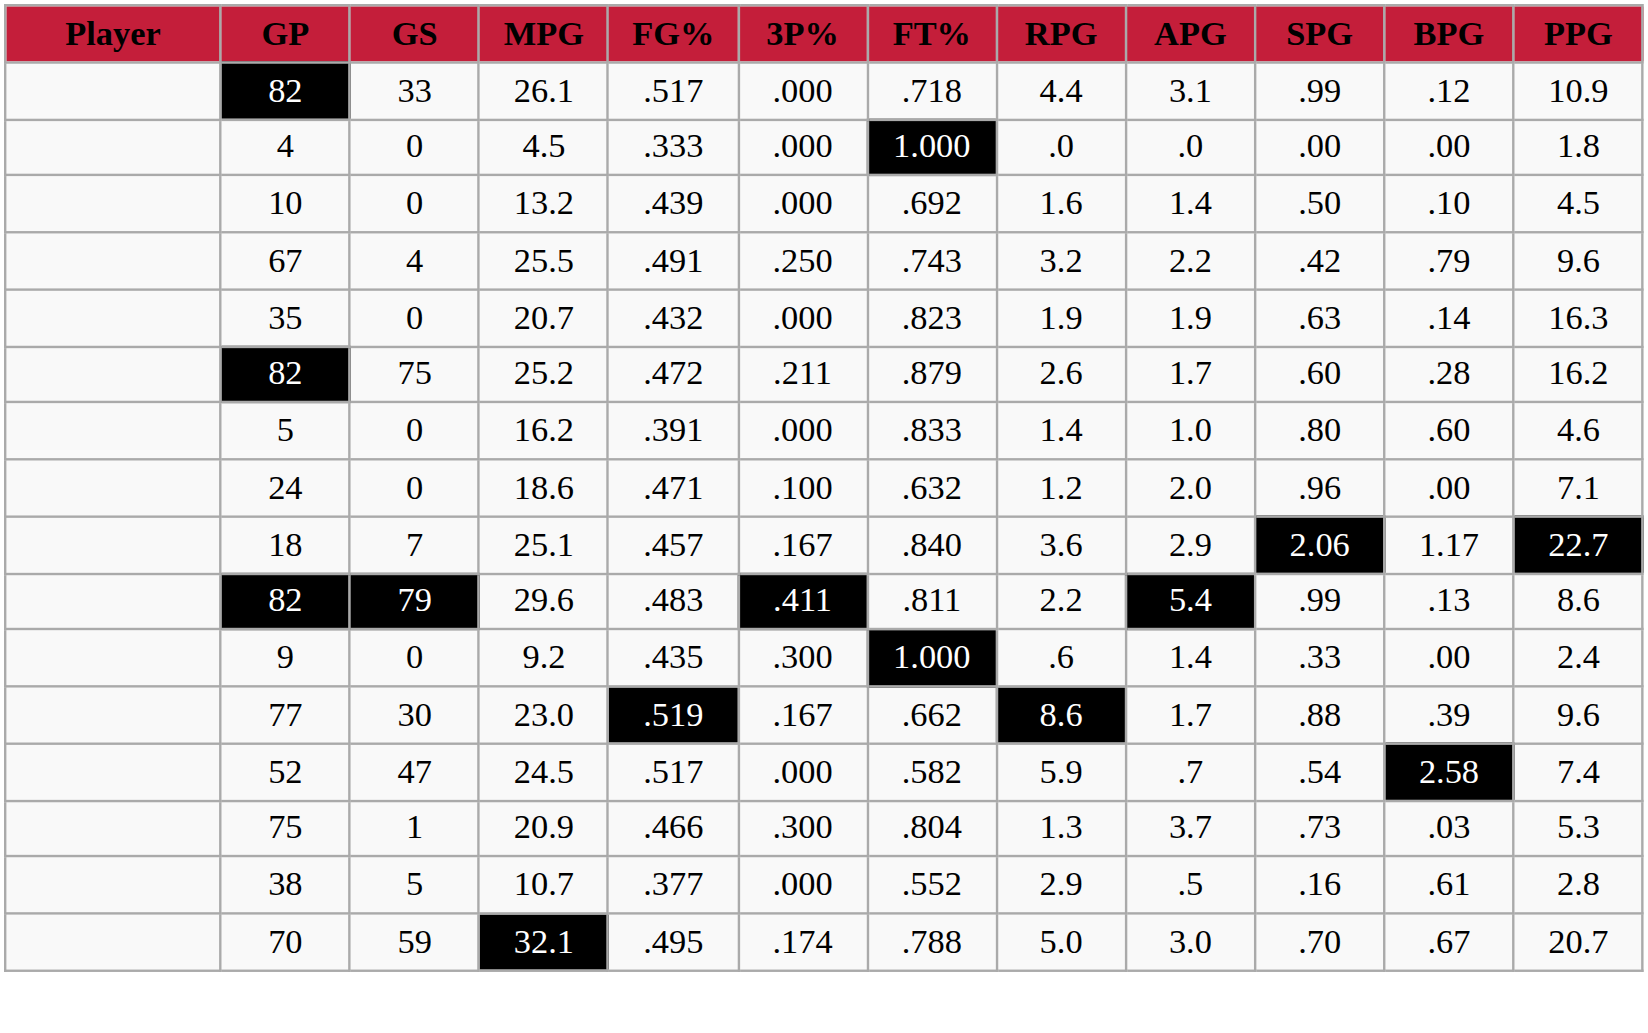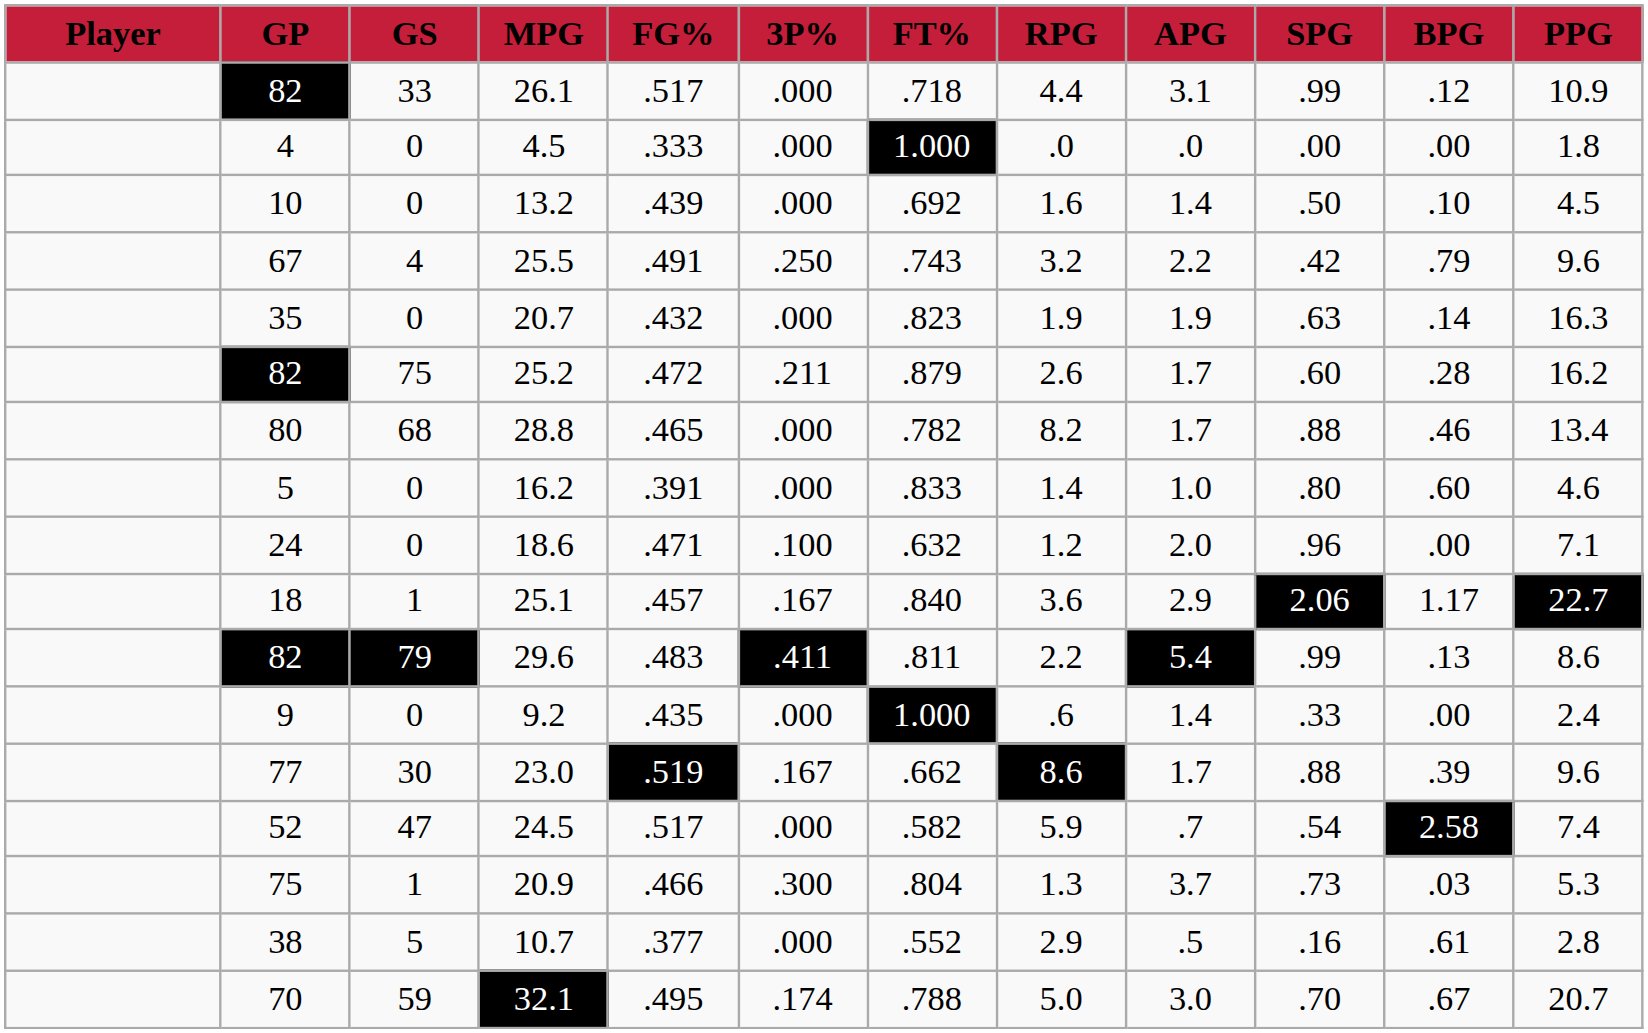+ row: (544, 430)
(415, 544) 7 -> (415, 600) 1
(803, 657) .300 -> (803, 714) .000
